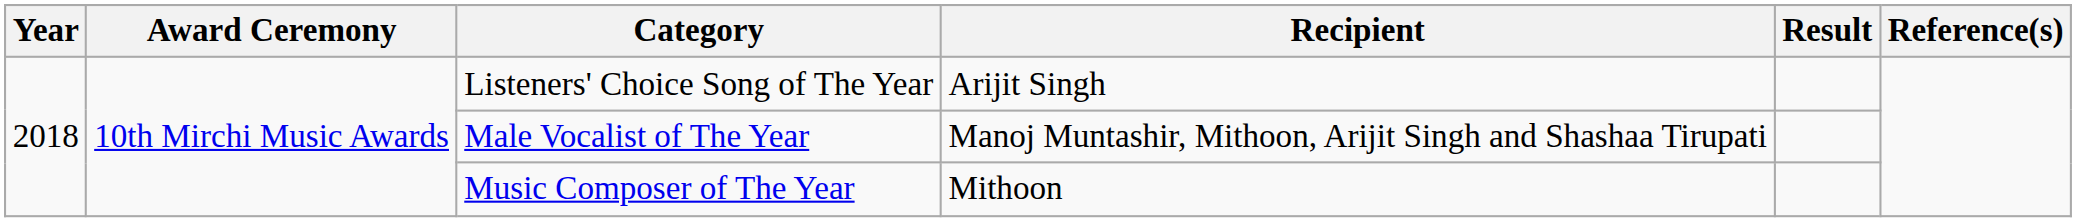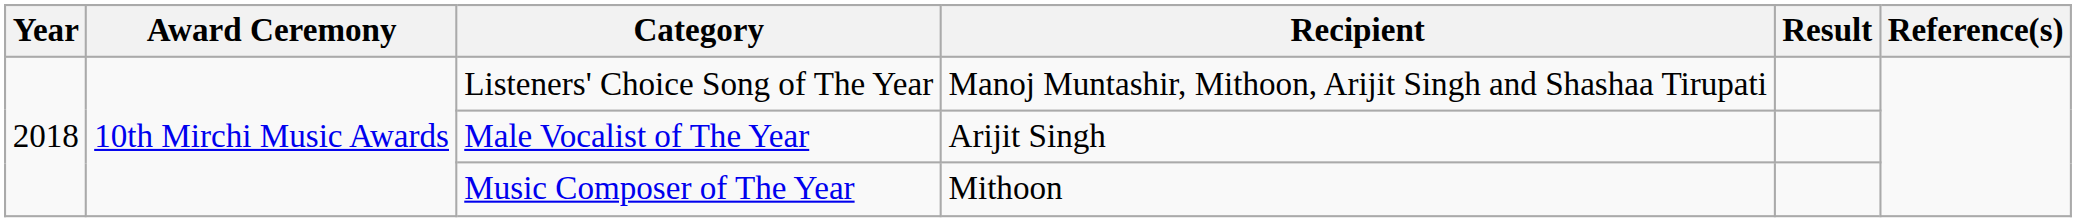(1027, 83) Arijit Singh -> (1358, 83) Manoj Muntashir, Mithoon, Arijit Singh and Shashaa Tirupati
(1358, 135) Manoj Muntashir, Mithoon, Arijit Singh and Shashaa Tirupati -> (1027, 135) Arijit Singh
